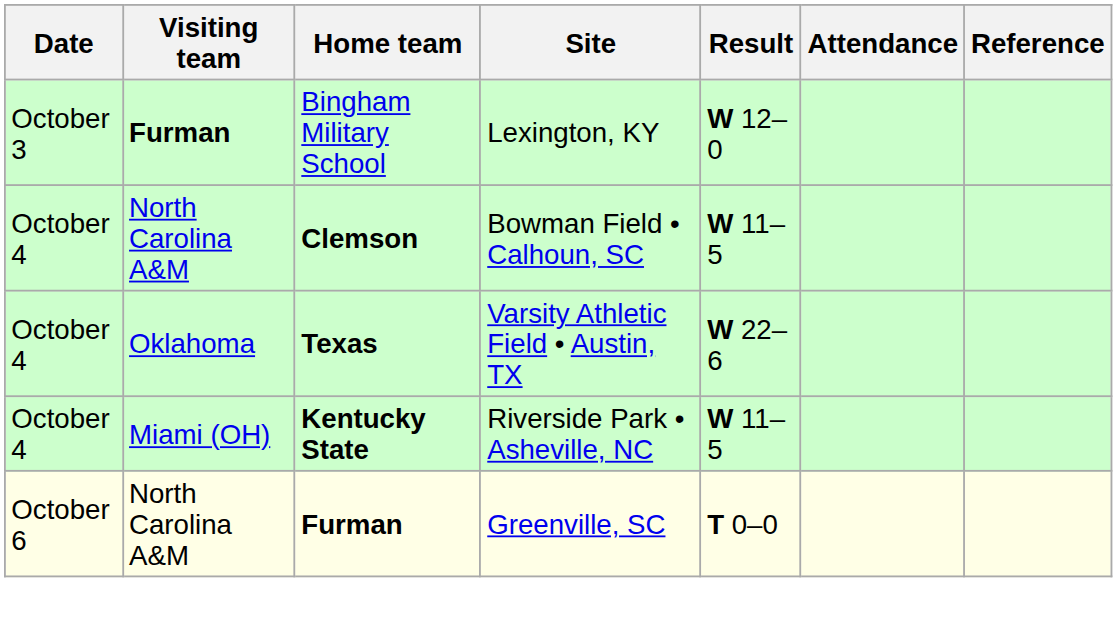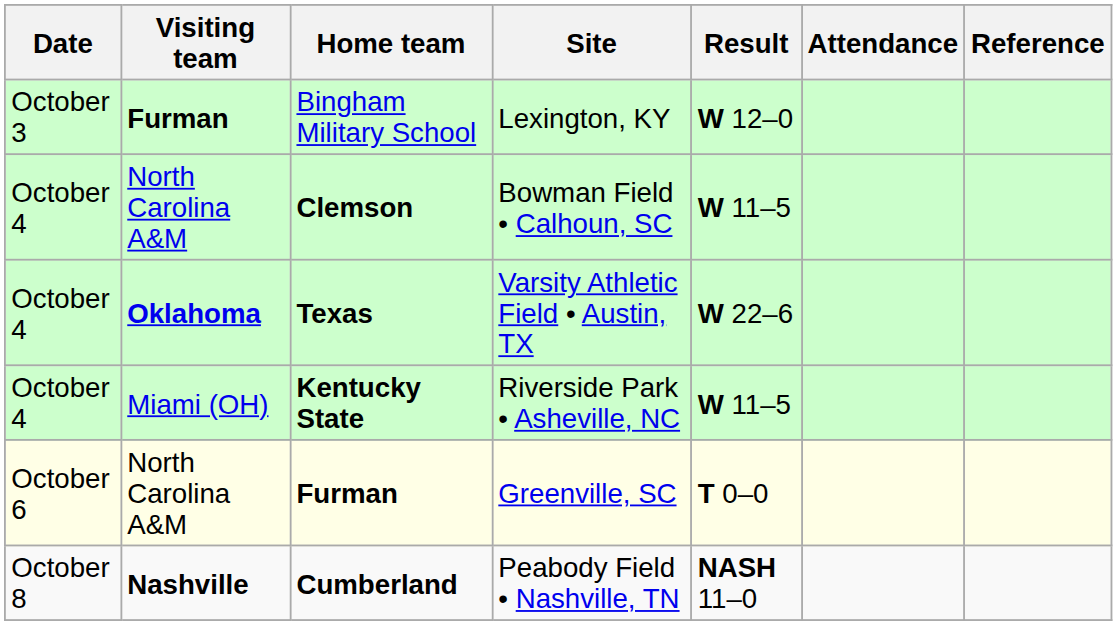(192, 344) normal -> (194, 313) bold
+ row: (377, 584)
